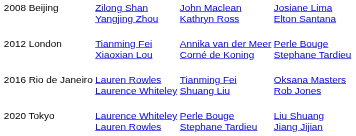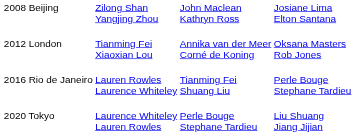(313, 49) Perle Bouge Stephane Tardieu -> (310, 49) Oksana Masters Rob Jones
(310, 85) Oksana Masters Rob Jones -> (313, 85) Perle Bouge Stephane Tardieu
